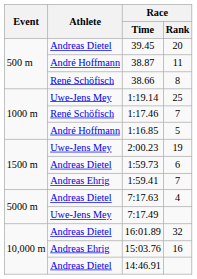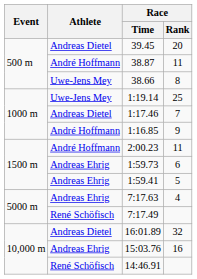(82, 80) René Schöfisch -> (81, 80) Uwe-Jens Mey
(82, 114) René Schöfisch -> (81, 114) Andreas Dietel
(178, 131) 5 -> (178, 131) 9
(81, 148) Uwe-Jens Mey -> (85, 148) André Hoffmann
(178, 148) 19 -> (178, 148) 11
(81, 165) Andreas Dietel -> (80, 165) Andreas Ehrig
(178, 181) 7 -> (178, 181) 5
(81, 198) Andreas Dietel -> (80, 198) Andreas Ehrig
(81, 215) Uwe-Jens Mey -> (82, 215) René Schöfisch
(81, 266) Andreas Dietel -> (82, 266) René Schöfisch
